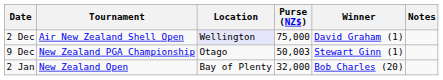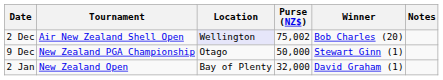(293, 38) 75,000 -> (293, 38) 75,002
(359, 38) David Graham (1) -> (359, 38) Bob Charles (20)
(293, 53) 50,003 -> (293, 53) 50,000
(359, 68) Bob Charles (20) -> (359, 68) David Graham (1)
